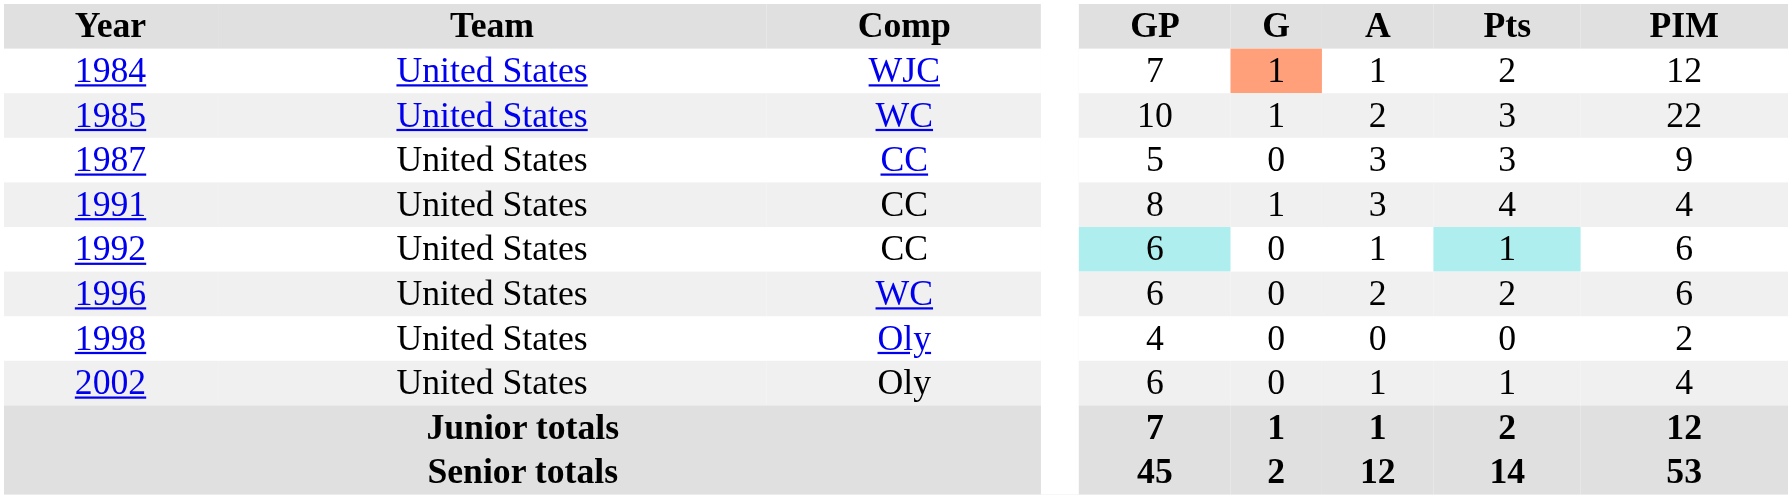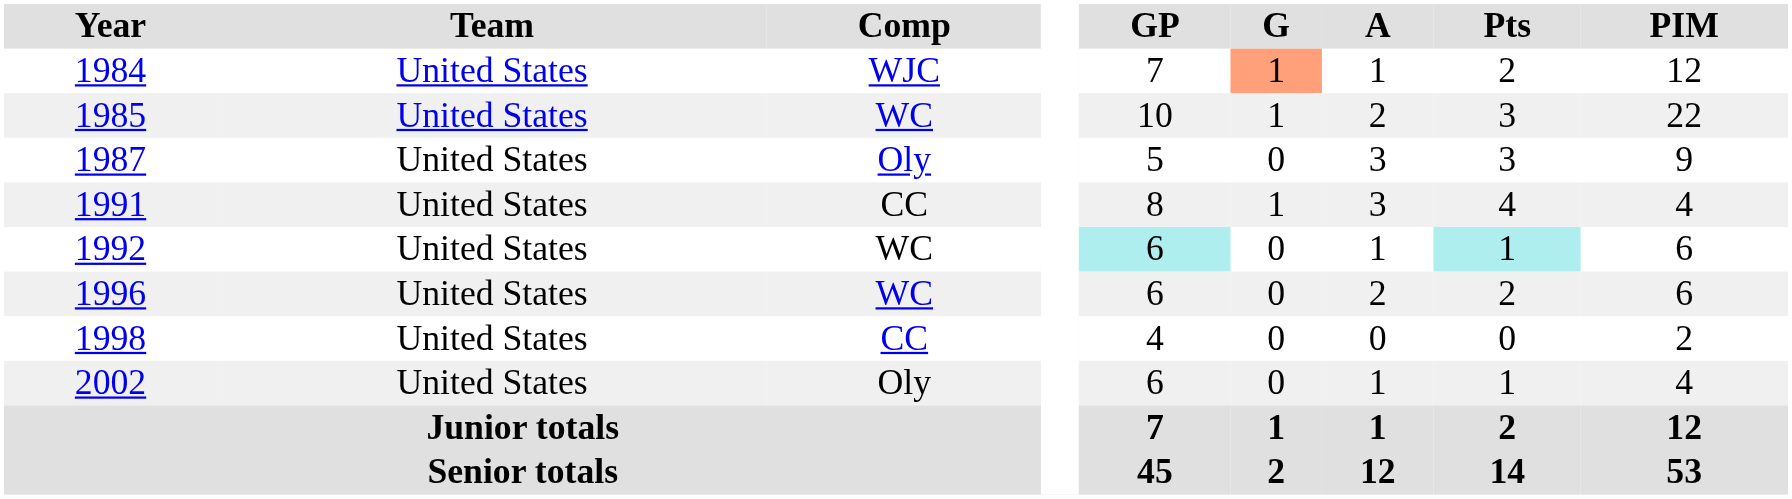(904, 159) CC -> (904, 159) Oly
(904, 248) CC -> (904, 248) WC
(904, 337) Oly -> (904, 337) CC
